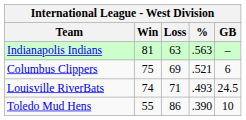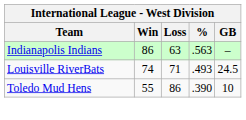(148, 50) 81 -> (148, 50) 86
- row: (52, 69)
